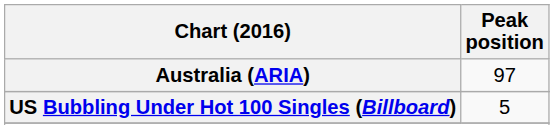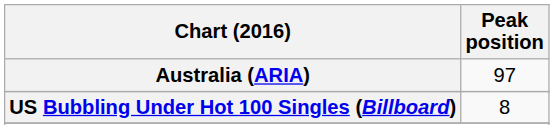(505, 107) 5 -> (505, 107) 8
